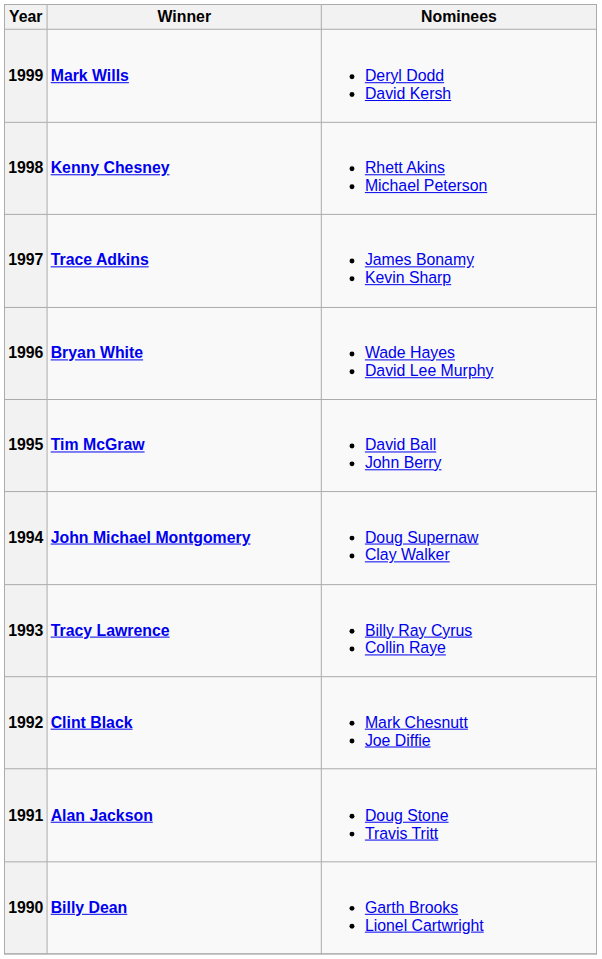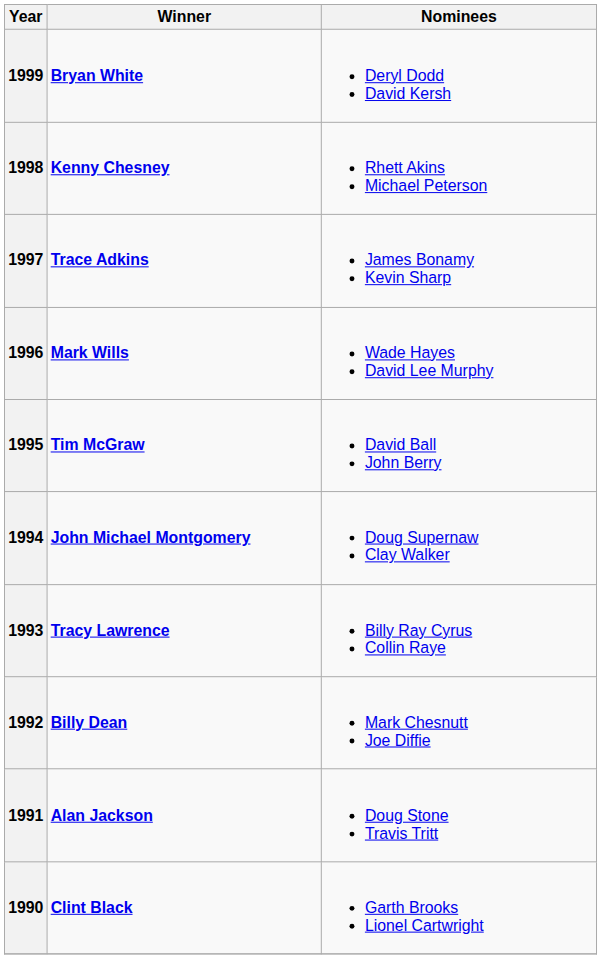(90, 75) Mark Wills -> (97, 75) Bryan White
(97, 353) Bryan White -> (90, 353) Mark Wills
(92, 722) Clint Black -> (89, 722) Billy Dean
(89, 907) Billy Dean -> (92, 907) Clint Black
